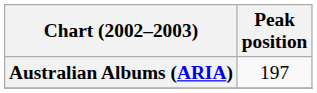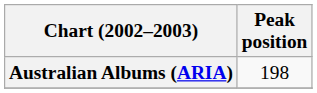(275, 72) 197 -> (275, 72) 198
